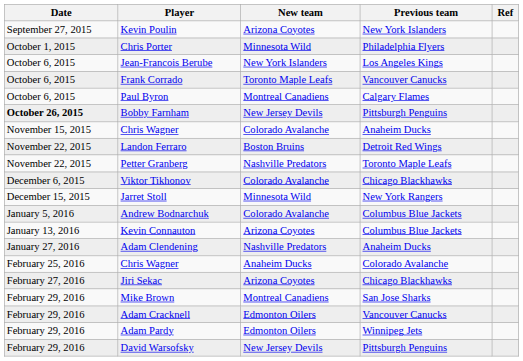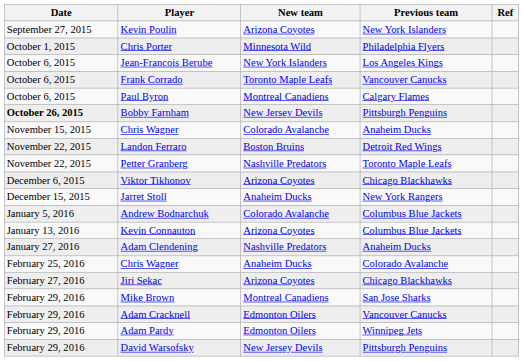(286, 180) Colorado Avalanche -> (279, 180) Arizona Coyotes
(277, 197) Minnesota Wild -> (277, 197) Anaheim Ducks
